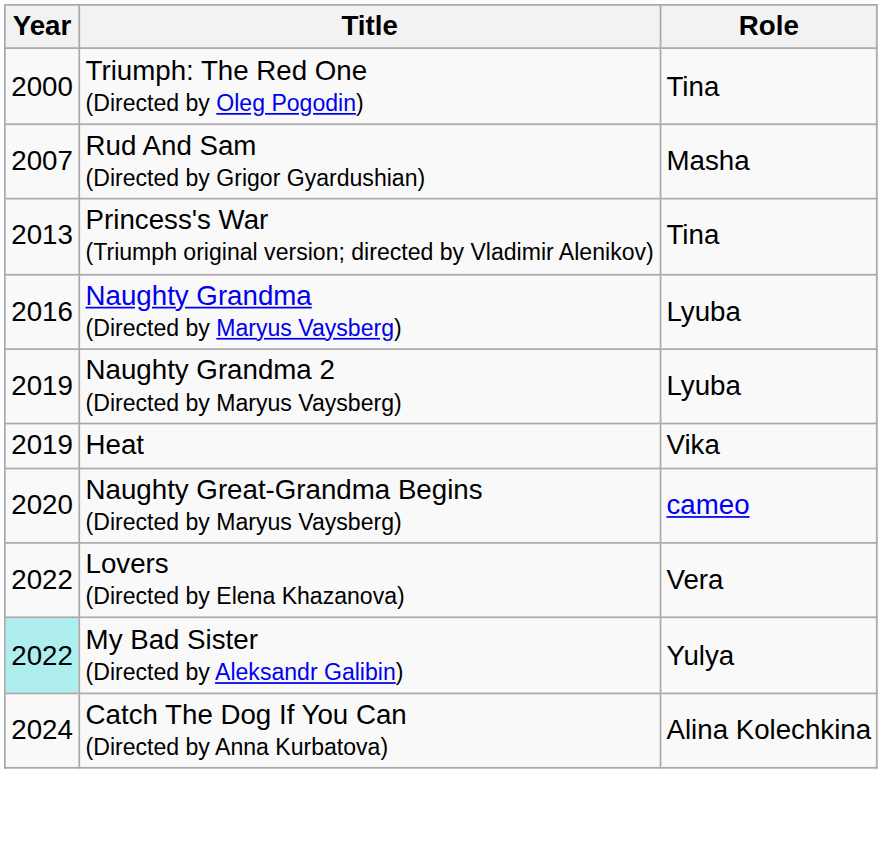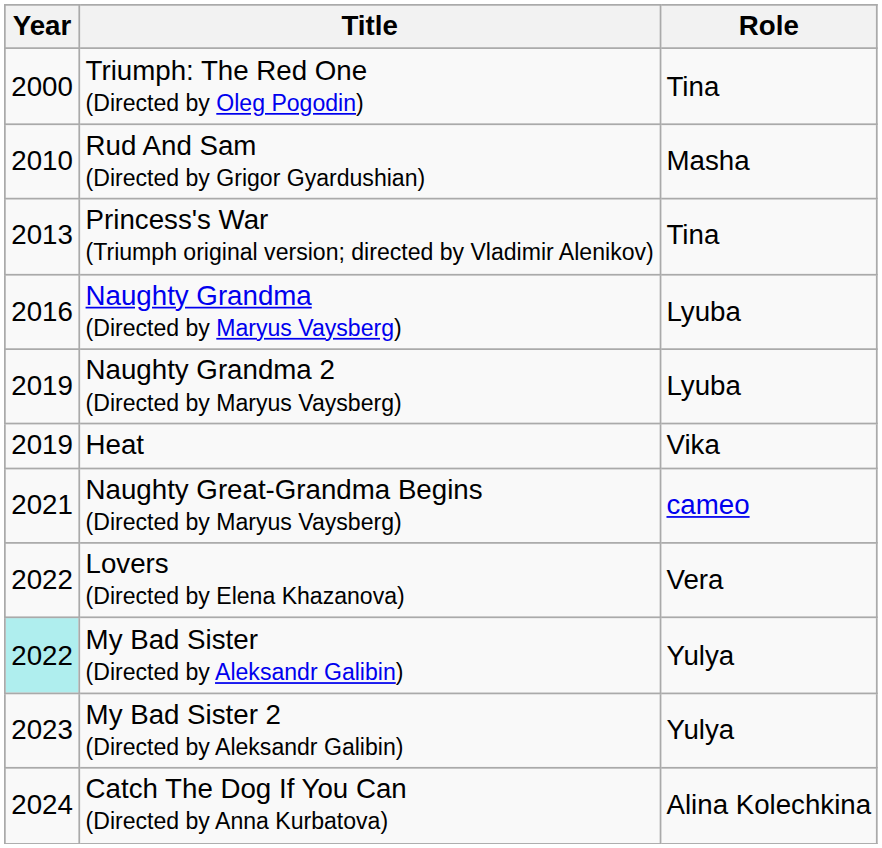(42, 160) 2007 -> (42, 160) 2010
(42, 505) 2020 -> (42, 505) 2021
+ row: (244, 730)
